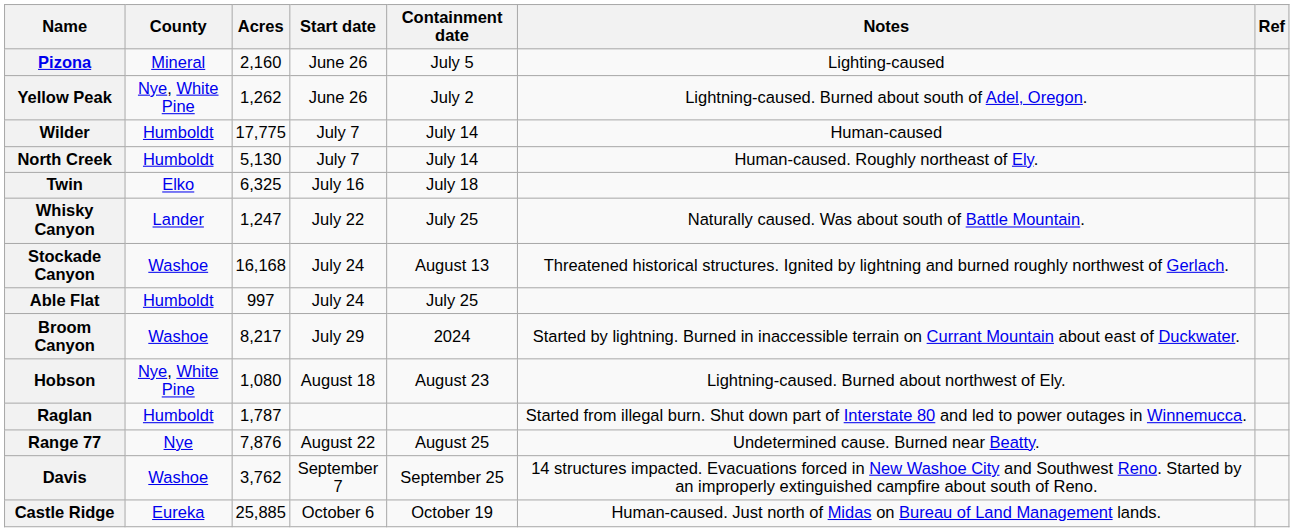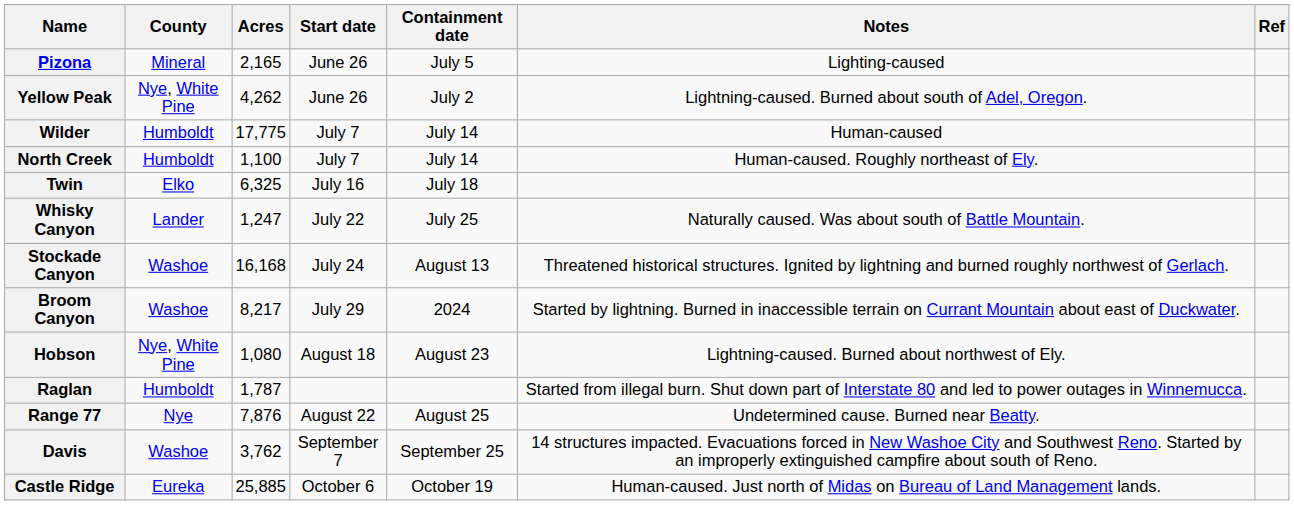(261, 62) 2,160 -> (261, 62) 2,165
(261, 97) 1,262 -> (261, 97) 4,262
(261, 159) 5,130 -> (261, 159) 1,100
- row: (65, 300)
